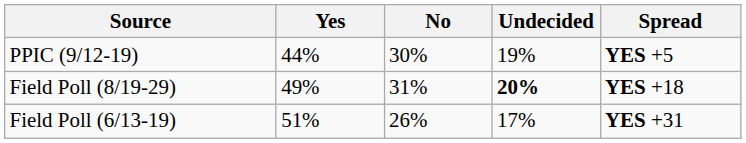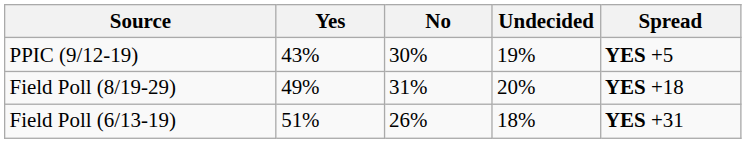(300, 54) 44% -> (300, 54) 43%
(518, 87) bold -> (516, 87) normal
(516, 120) 17% -> (516, 120) 18%
